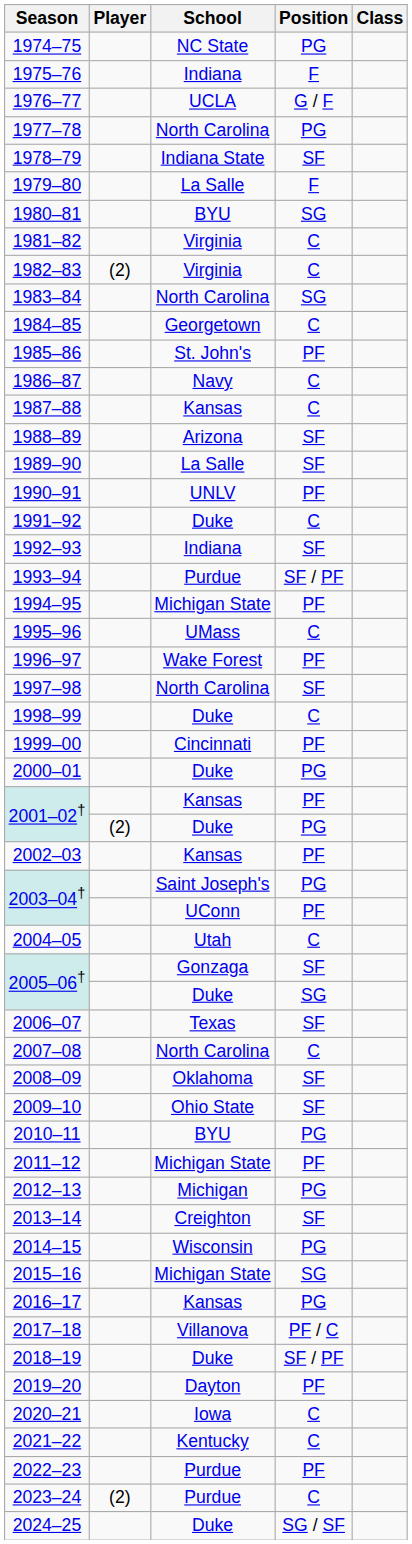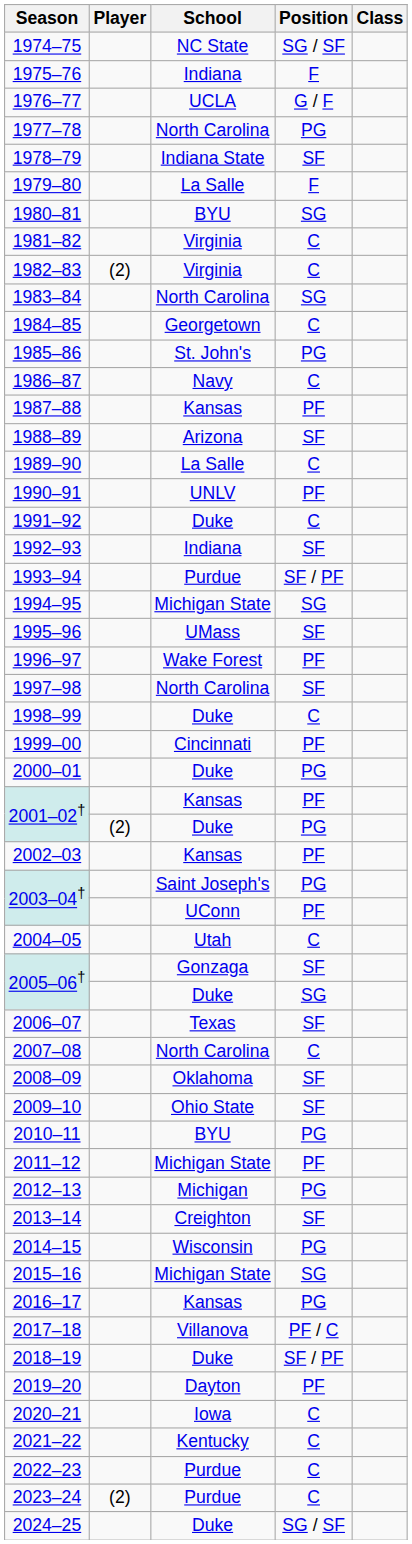(314, 46) PG -> (314, 46) SG / SF
(314, 353) PF -> (314, 353) PG
(314, 409) C -> (314, 409) PF
(314, 465) SF -> (314, 465) C
(314, 604) PF -> (314, 604) SG
(314, 632) C -> (314, 632) SF
(314, 1469) PF -> (314, 1469) C
